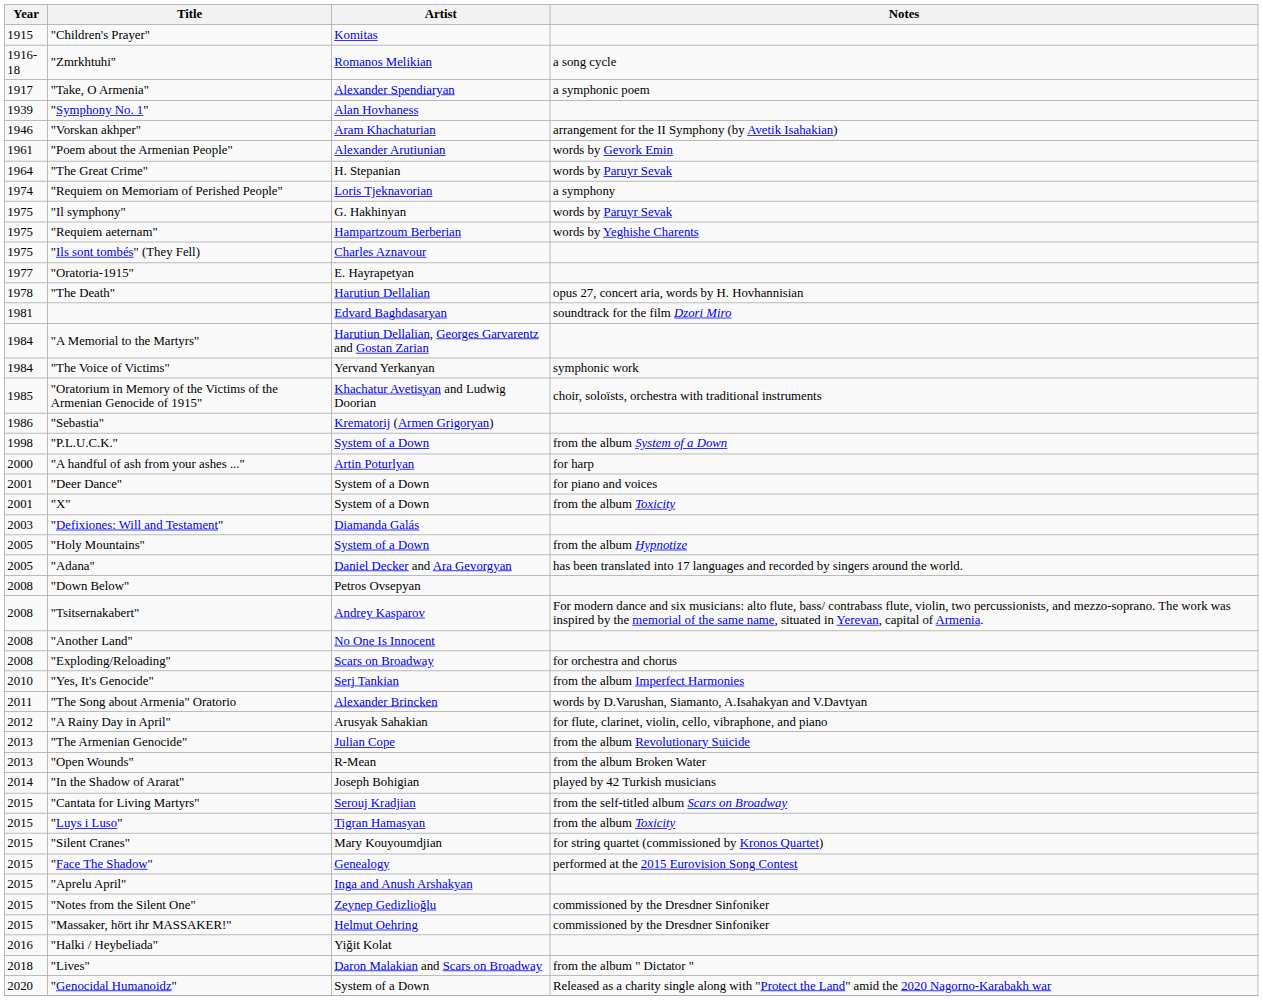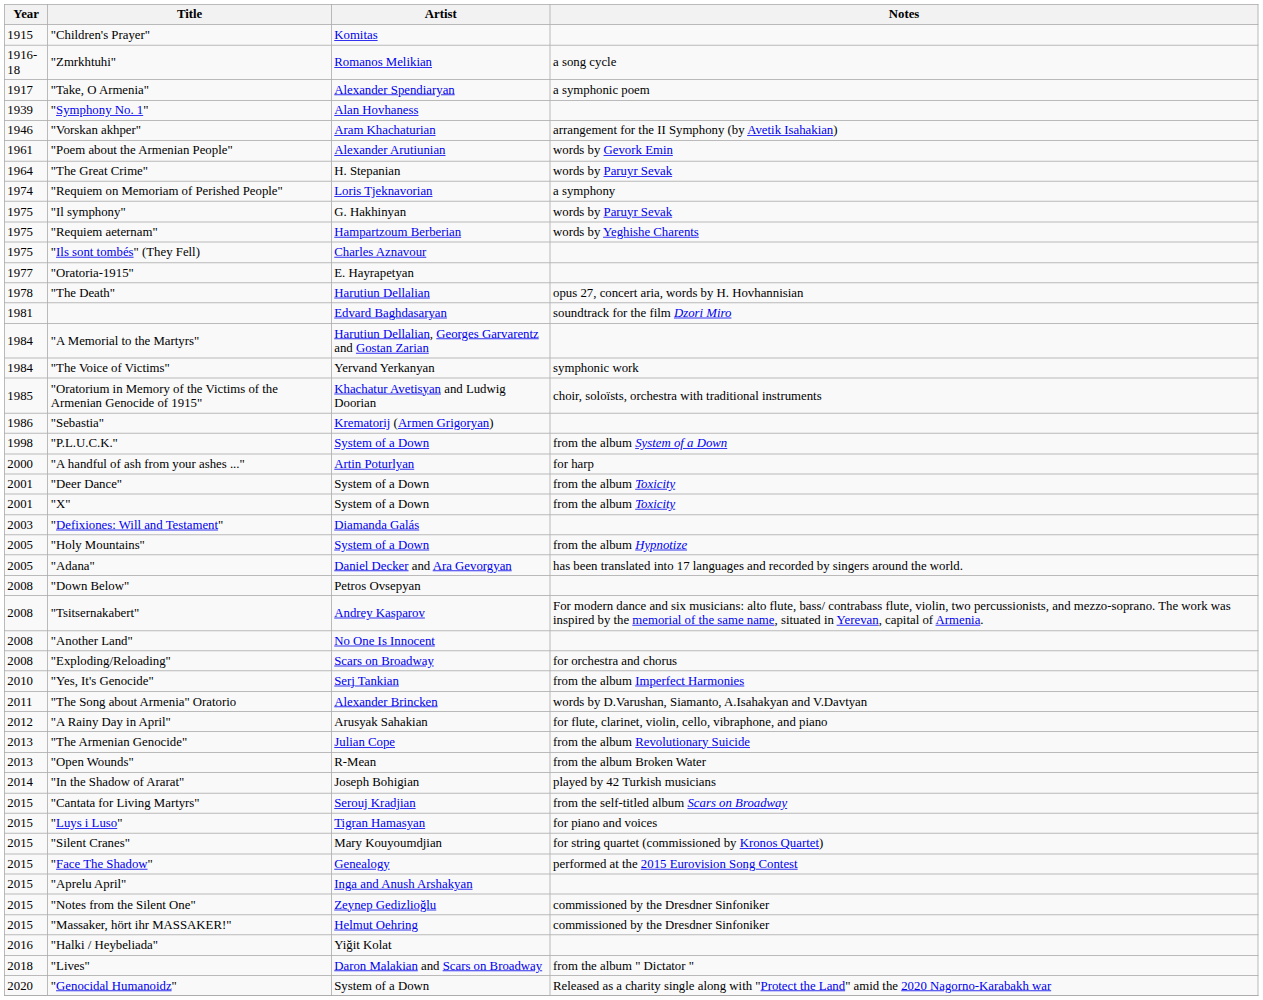(605, 484) for piano and voices -> (614, 484) from the album Toxicity
(614, 823) from the album Toxicity -> (605, 823) for piano and voices
